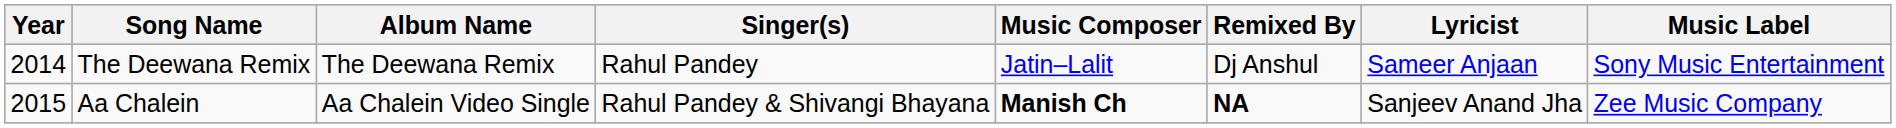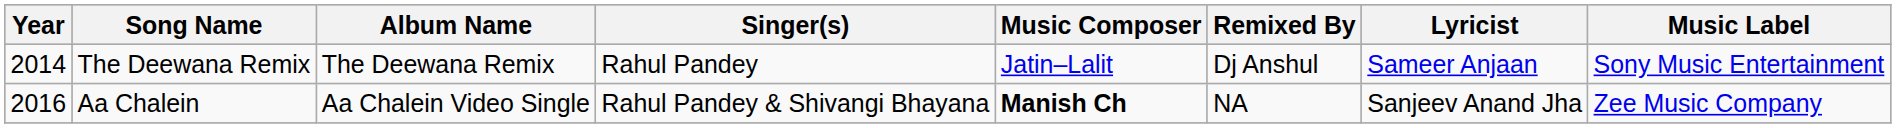(38, 104) 2015 -> (38, 104) 2016
(1231, 104) bold -> (1230, 104) normal
